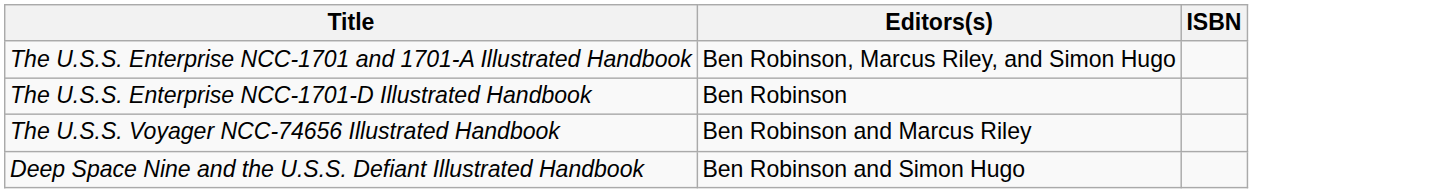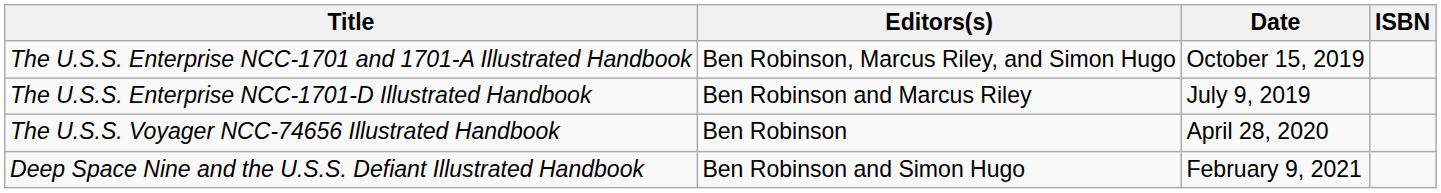+ column: (1275, 22)
(775, 95) Ben Robinson -> (867, 95) Ben Robinson and Marcus Riley
(867, 132) Ben Robinson and Marcus Riley -> (775, 132) Ben Robinson
